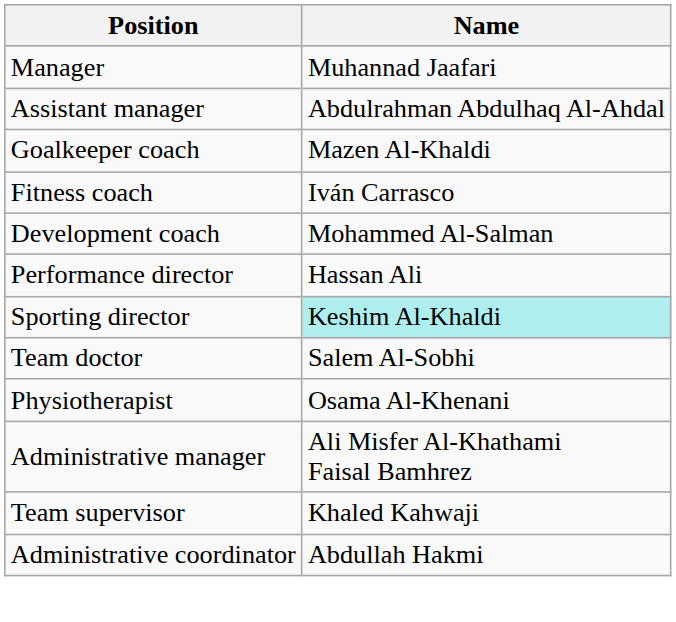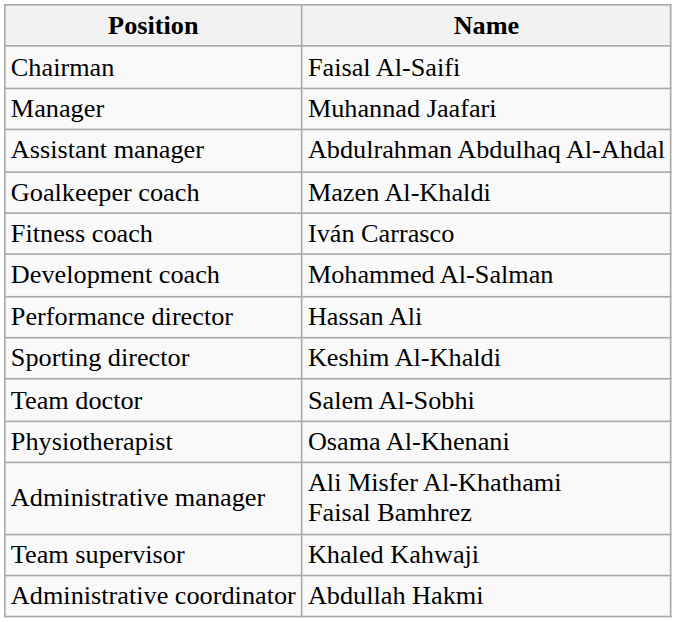+ row: (63, 66)
(404, 316) paleturquoise background -> (404, 358) no background
